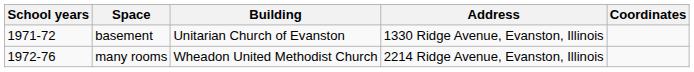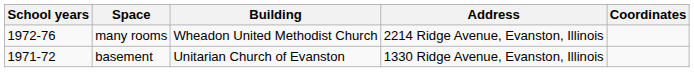rows swapped: (124, 35) <-> (131, 56)
